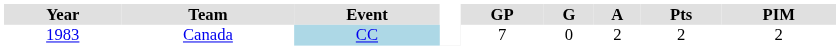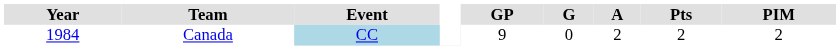(63, 35) 1983 -> (63, 35) 1984
(502, 35) 7 -> (502, 35) 9
